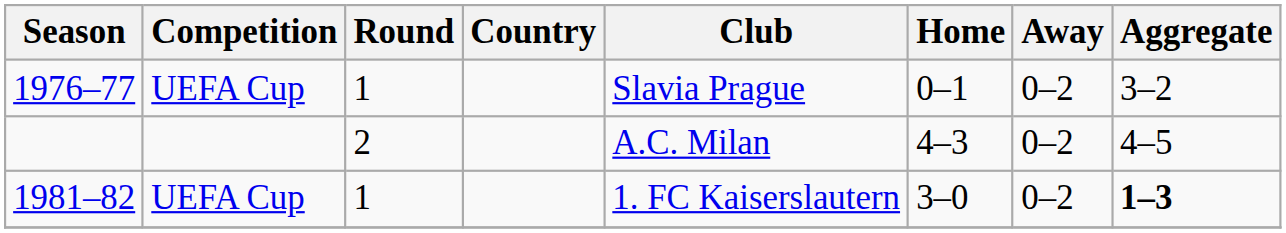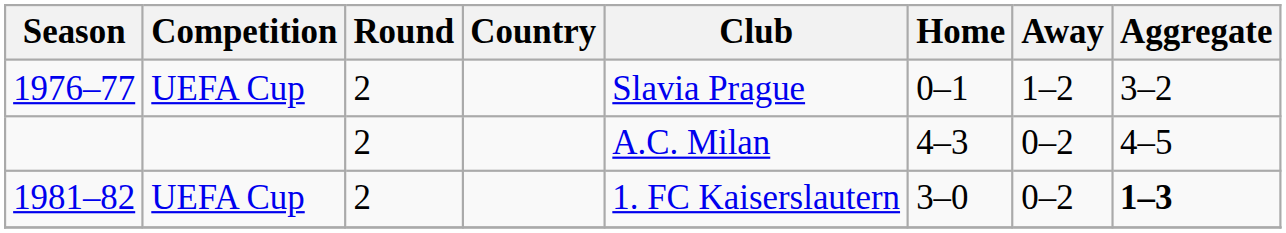(362, 87) 1 -> (362, 87) 2
(1047, 87) 0–2 -> (1047, 87) 1–2
(362, 198) 1 -> (362, 198) 2
